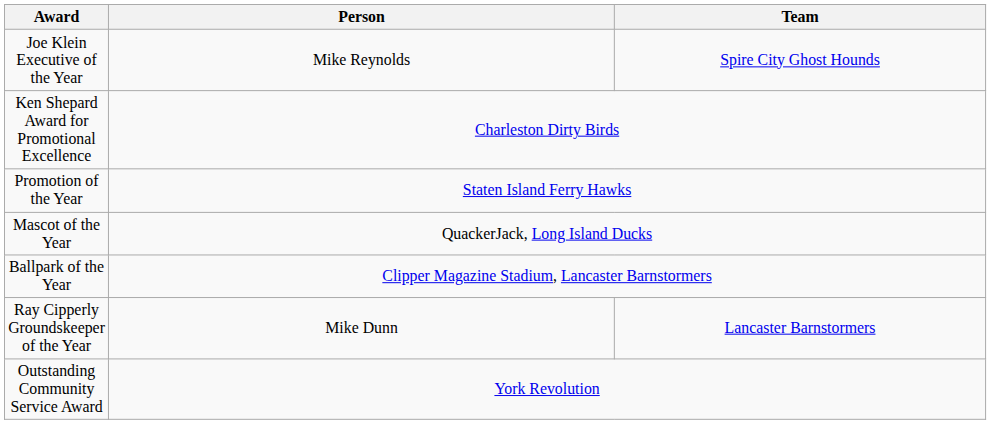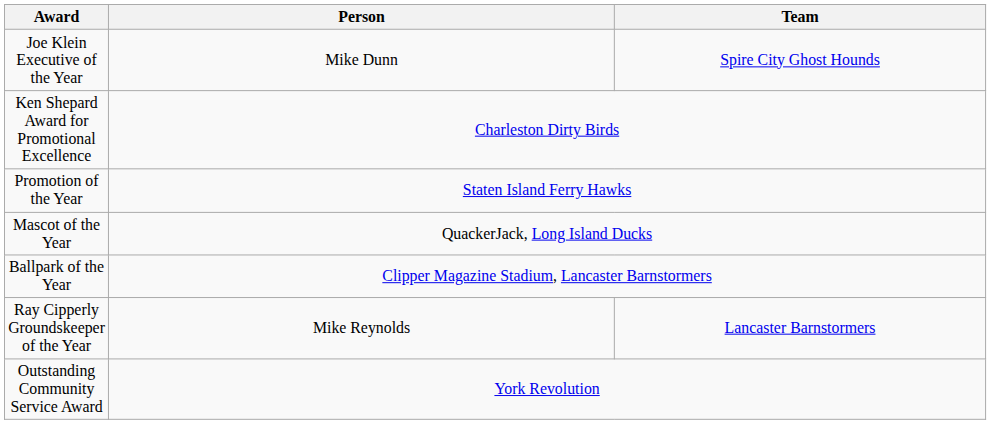(362, 60) Mike Reynolds -> (362, 60) Mike Dunn
(362, 328) Mike Dunn -> (362, 328) Mike Reynolds
